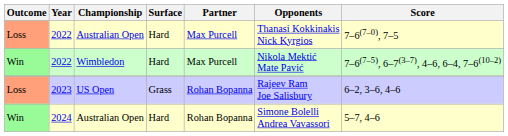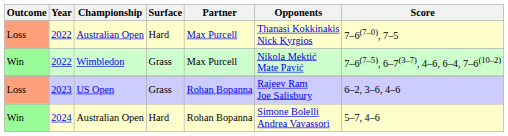(159, 62) Hard -> (160, 62) Grass
